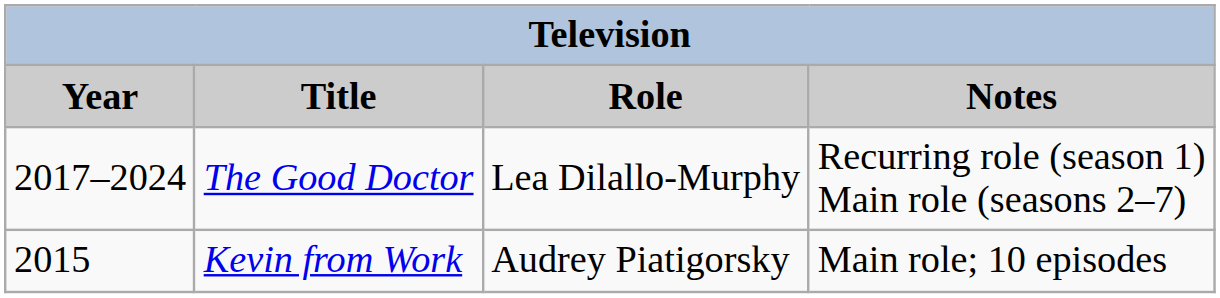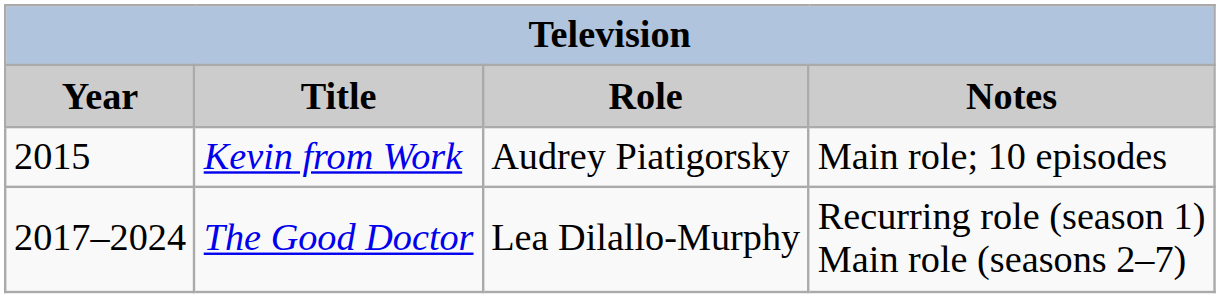rows swapped: (333, 259) <-> (339, 177)
